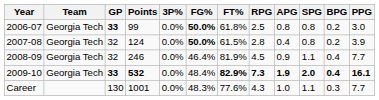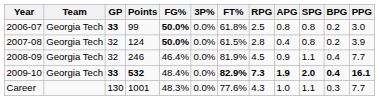columns swapped: (202, 12) <-> (173, 12)
